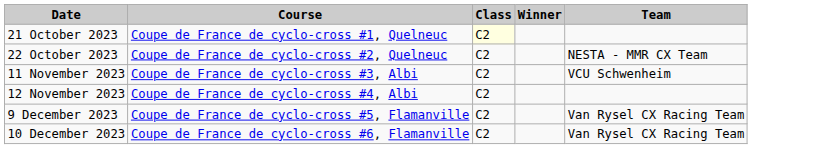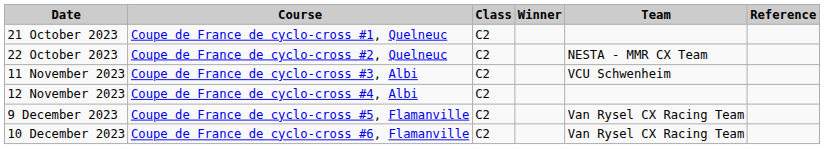+ column: (783, 14)
(483, 34) lightyellow background -> (483, 34) no background
